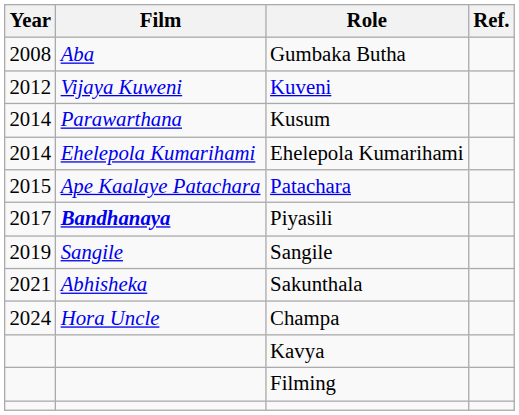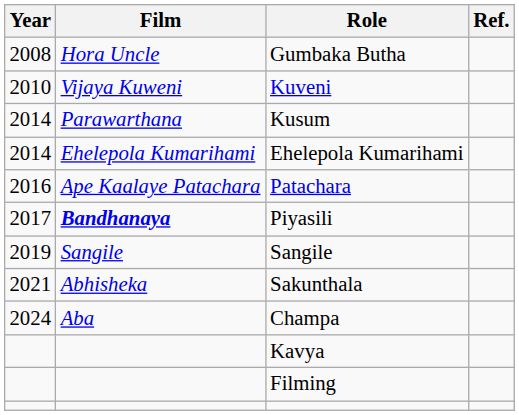(77, 53) Aba -> (110, 53) Hora Uncle
(30, 86) 2012 -> (30, 86) 2010
(30, 185) 2015 -> (30, 185) 2016
(110, 317) Hora Uncle -> (77, 317) Aba
